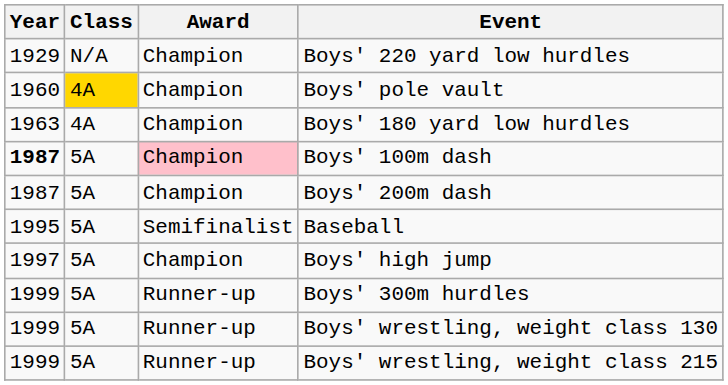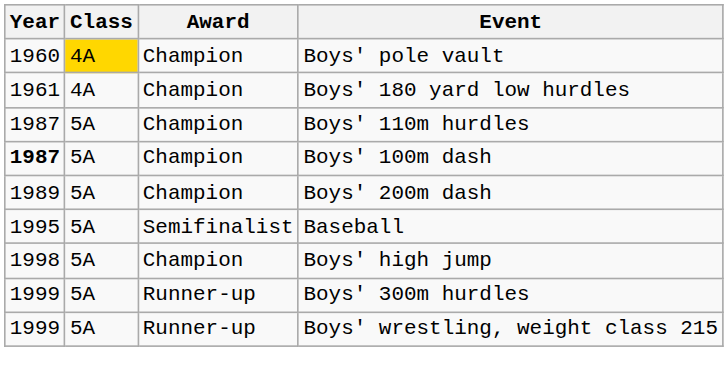- row: (467, 56)
(35, 124) 1963 -> (35, 90) 1961
+ row: (417, 124)
(193, 158) pink background -> (193, 158) no background
(35, 192) 1987 -> (35, 192) 1989
(35, 261) 1997 -> (35, 261) 1998
- row: (511, 329)
